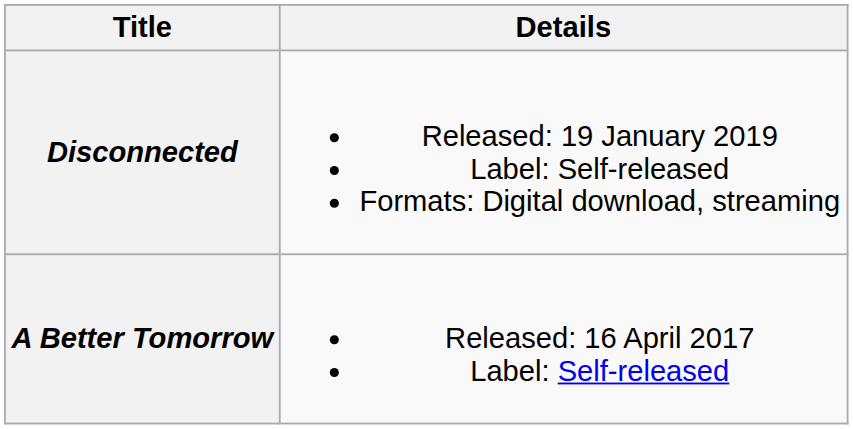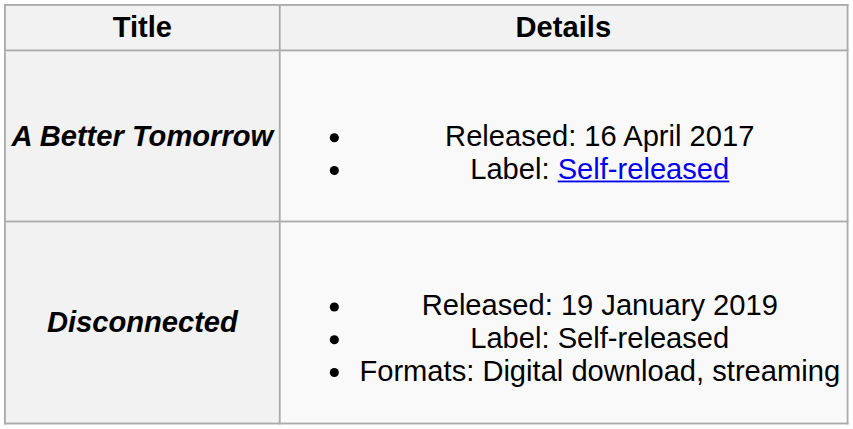rows swapped: (142, 338) <-> (142, 152)
